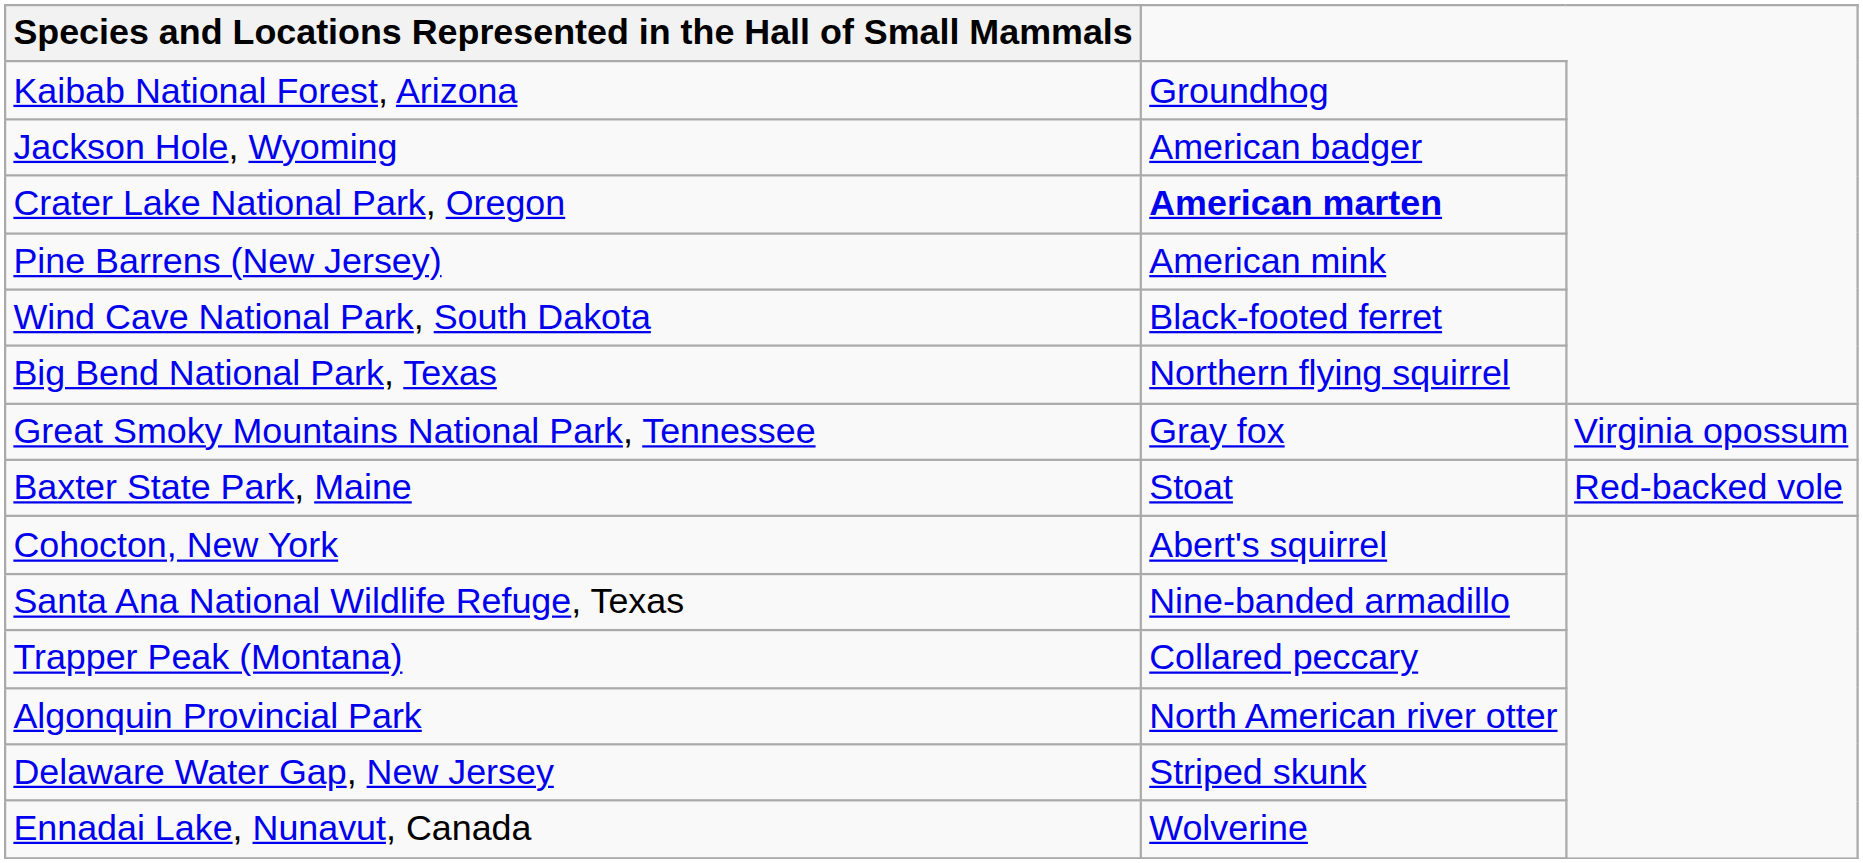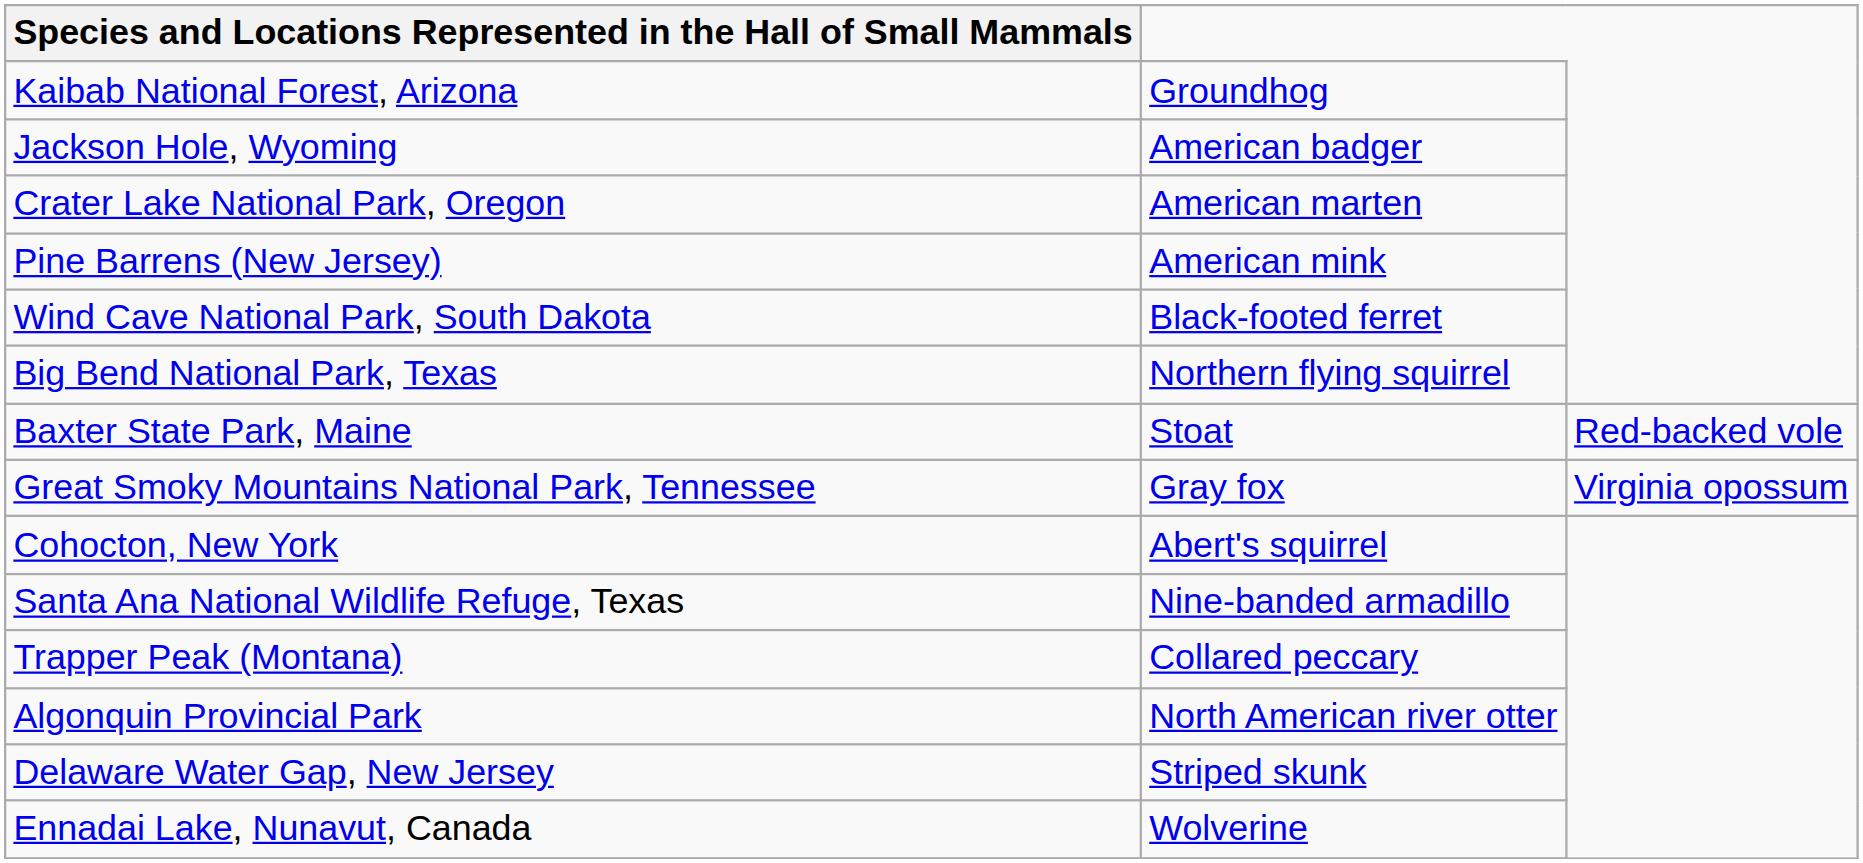(1296, 203) bold -> (1286, 203) normal
rows swapped: (213, 487) <-> (414, 430)
